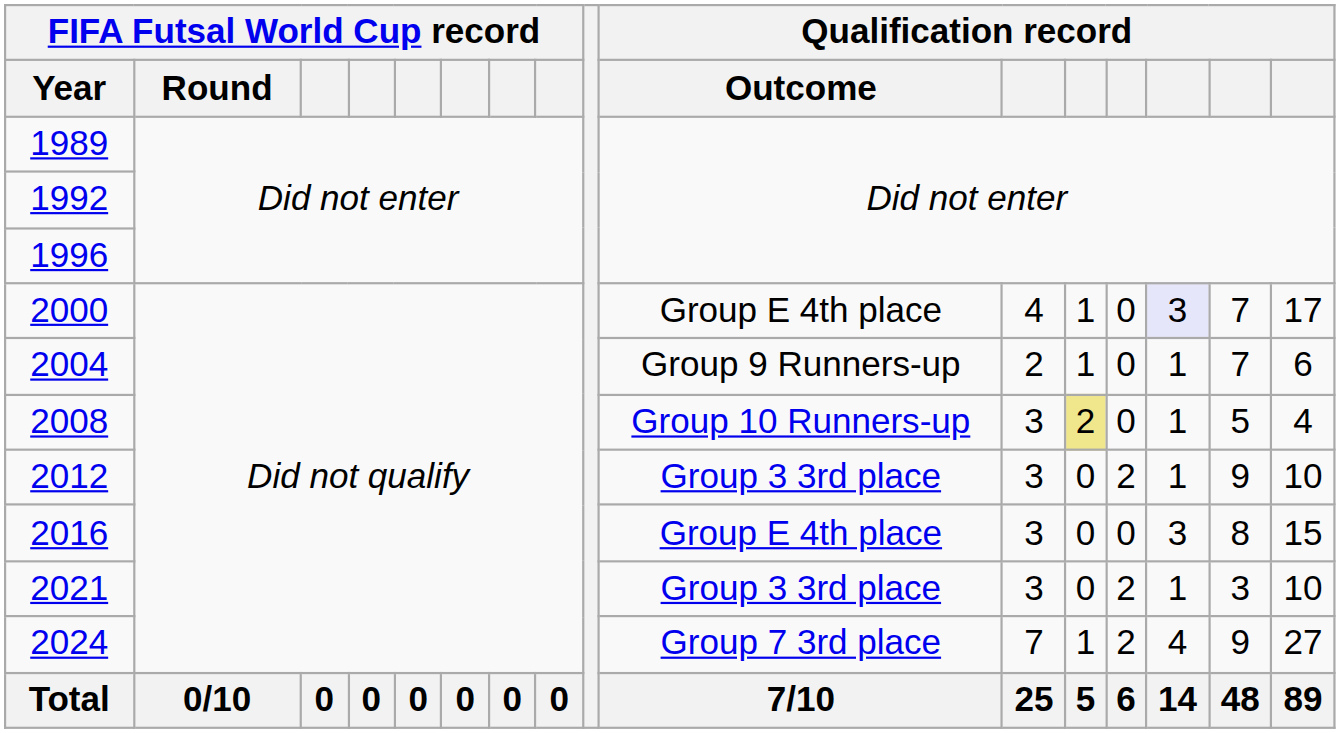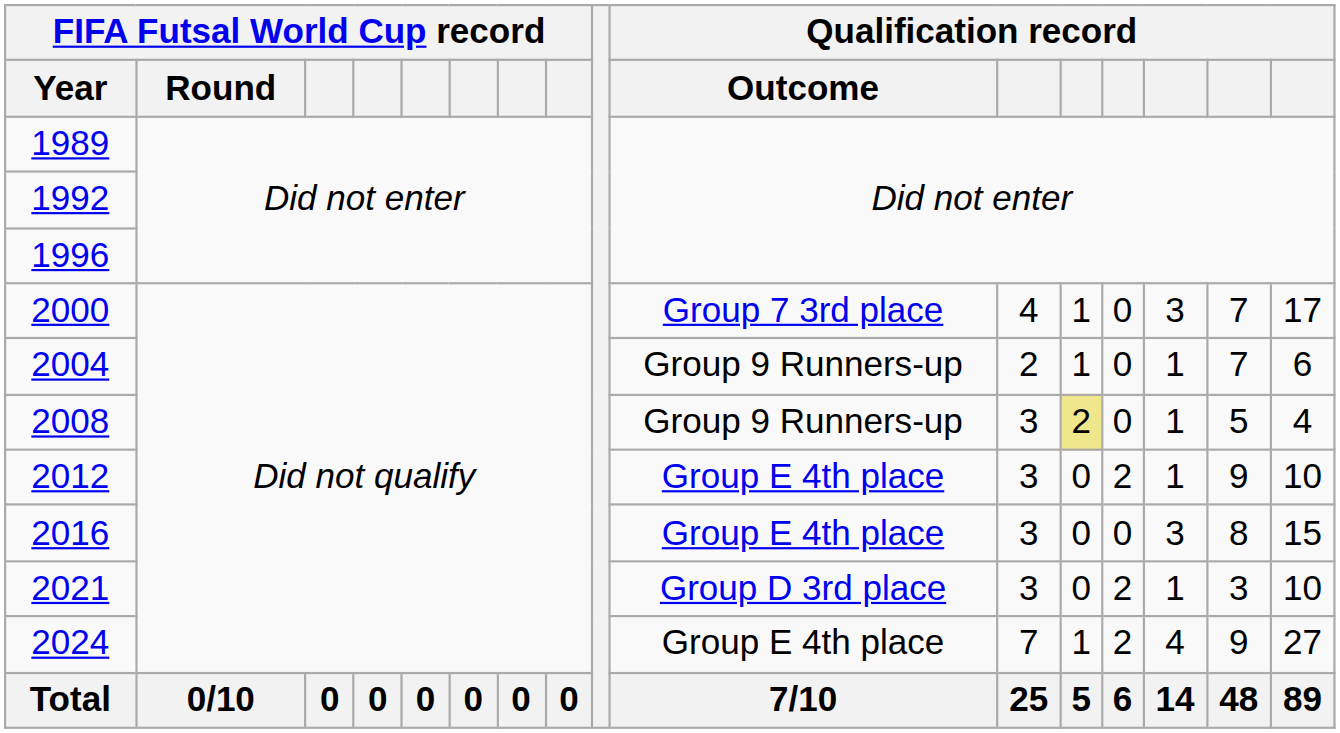(801, 310) Group E 4th place -> (803, 310) Group 7 3rd place
(1178, 310) lavender background -> (1175, 310) no background
(801, 421) Group 10 Runners-up -> (803, 421) Group 9 Runners-up
(801, 476) Group 3 3rd place -> (803, 476) Group E 4th place
(801, 587) Group 3 3rd place -> (803, 587) Group D 3rd place
(801, 643) Group 7 3rd place -> (803, 643) Group E 4th place
